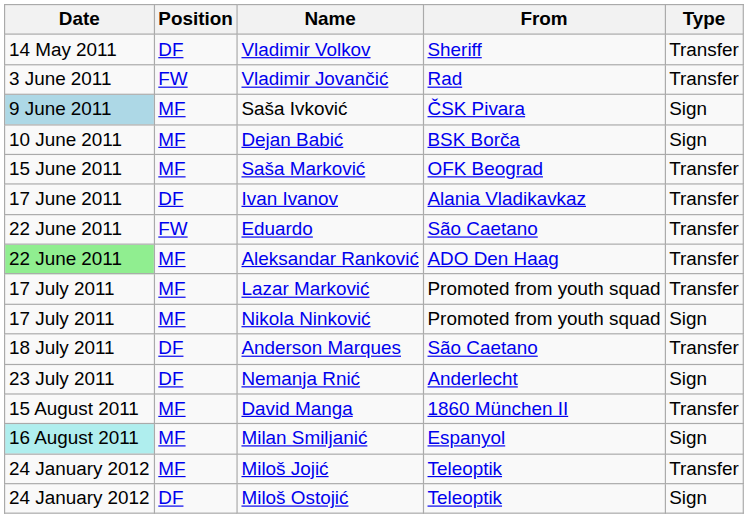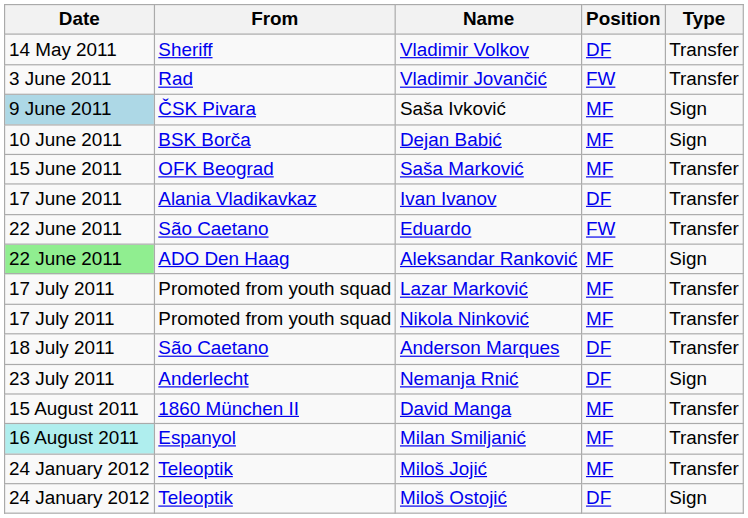columns swapped: (196, 19) <-> (544, 19)
(704, 259) Transfer -> (688, 259) Sign
(688, 318) Sign -> (704, 318) Transfer
(688, 438) Sign -> (704, 438) Transfer
